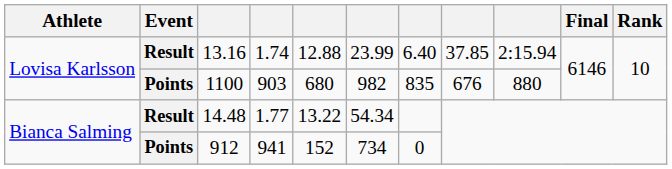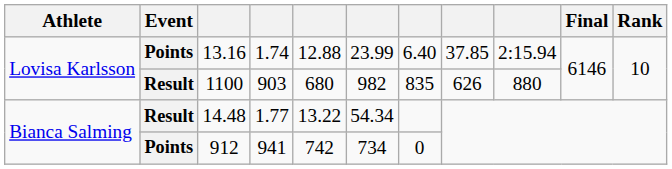(169, 52) Result -> (169, 52) Points
(169, 84) Points -> (169, 84) Result
(467, 84) 676 -> (467, 84) 626
(320, 148) 152 -> (320, 148) 742
